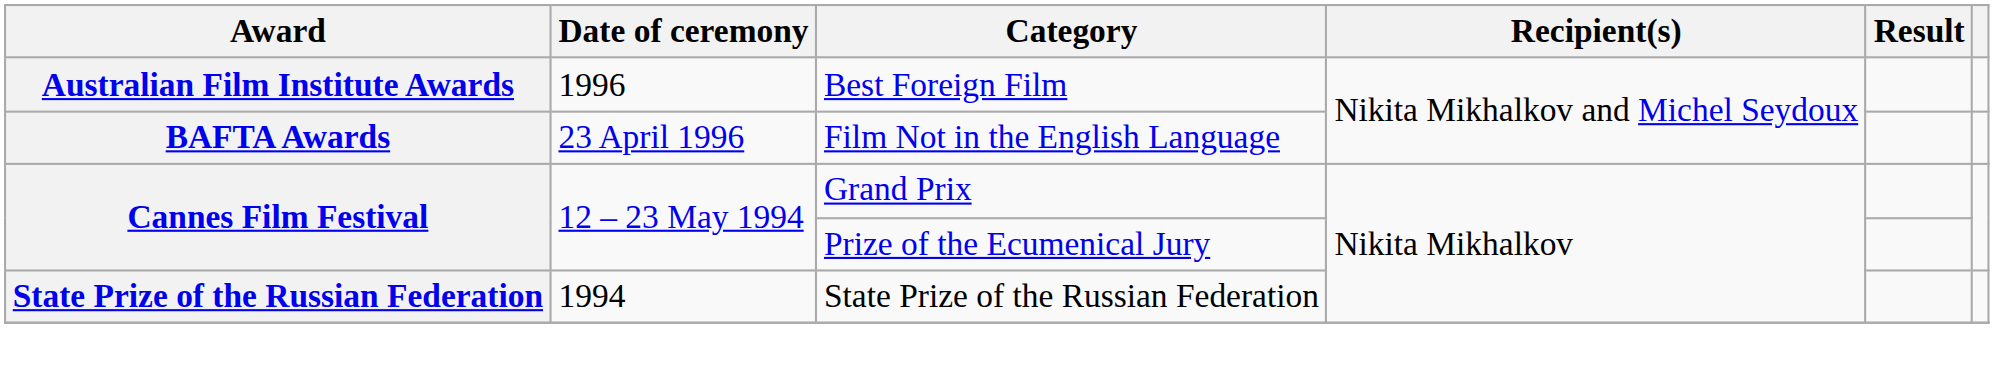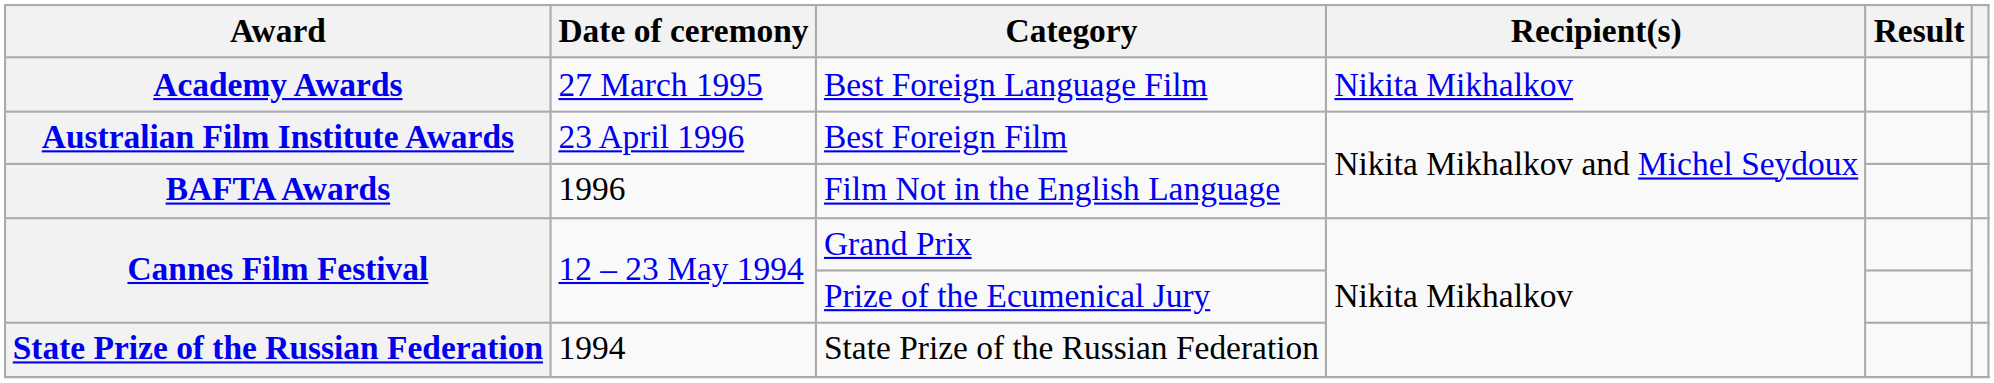+ row: (1016, 84)
(592, 84) 1996 -> (651, 137) 23 April 1996
(651, 137) 23 April 1996 -> (592, 190) 1996
